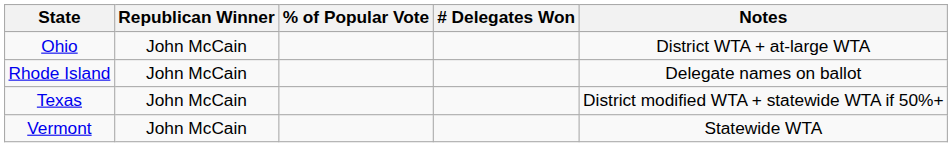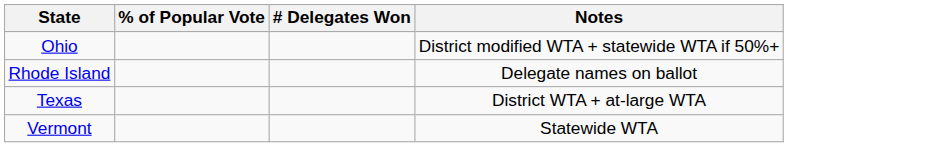- column: (197, 18)
(763, 45) District WTA + at-large WTA -> (599, 45) District modified WTA + statewide WTA if 50%+
(763, 100) District modified WTA + statewide WTA if 50%+ -> (599, 100) District WTA + at-large WTA
